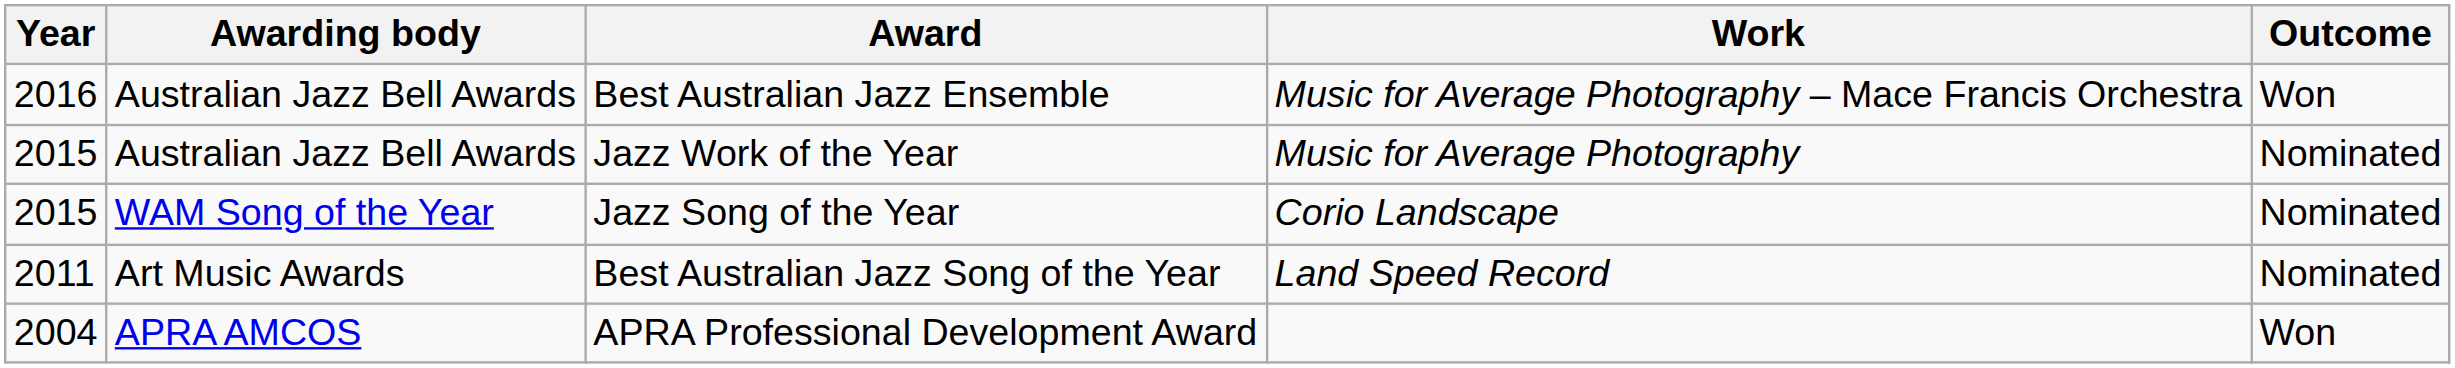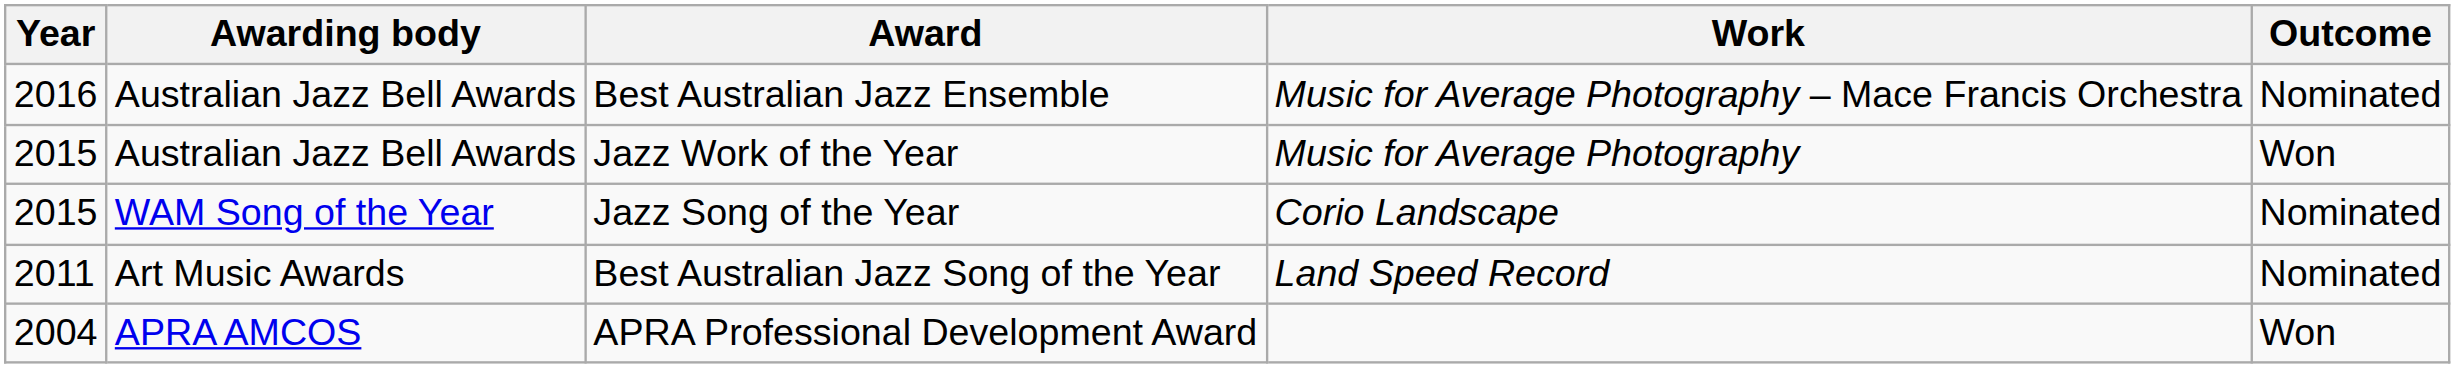(2298, 93) Won -> (2350, 93) Nominated
(2350, 153) Nominated -> (2298, 153) Won
